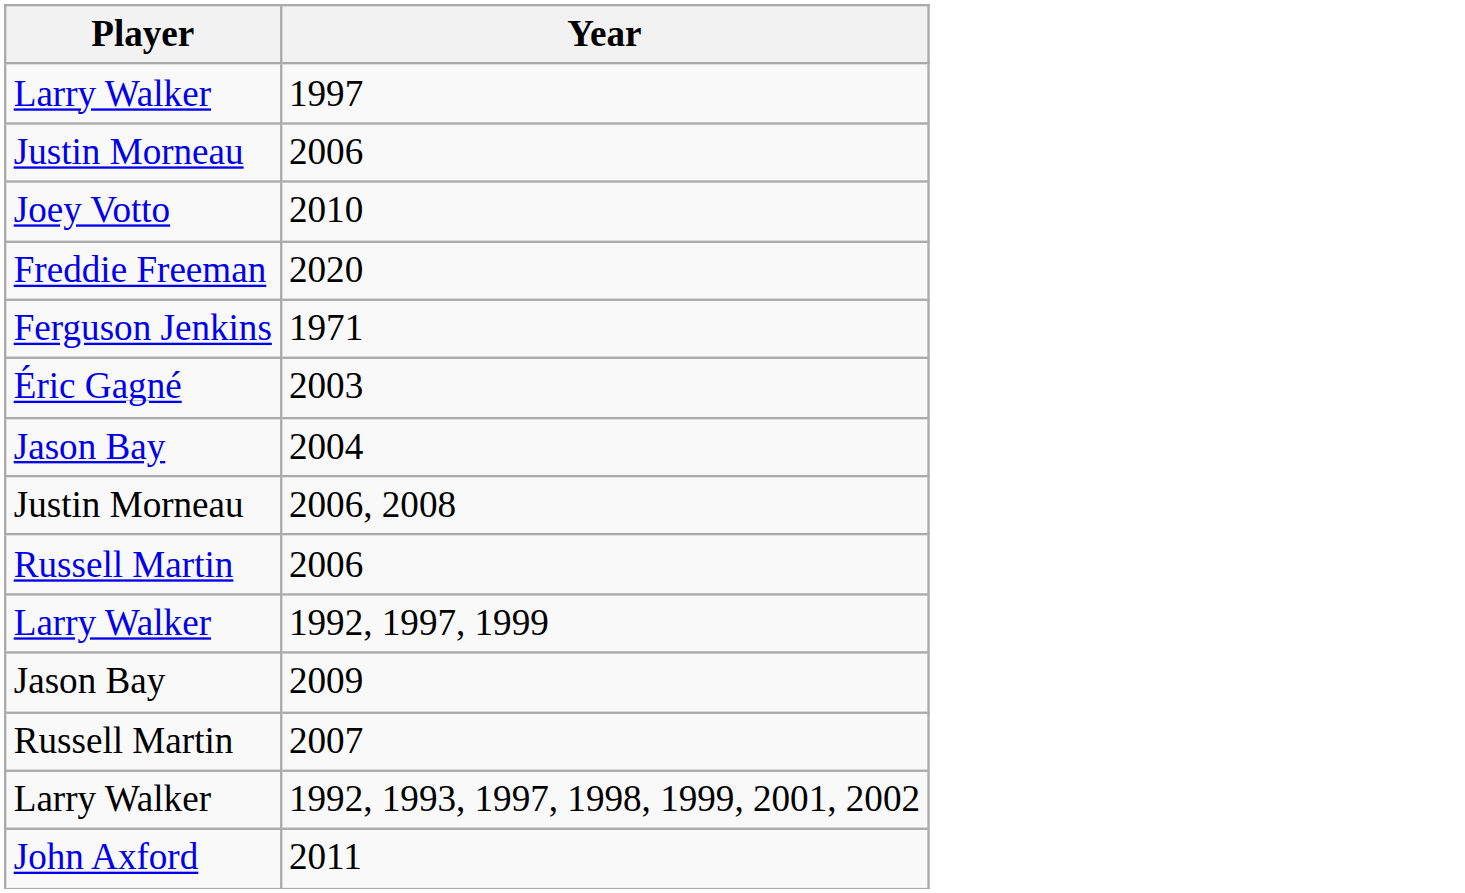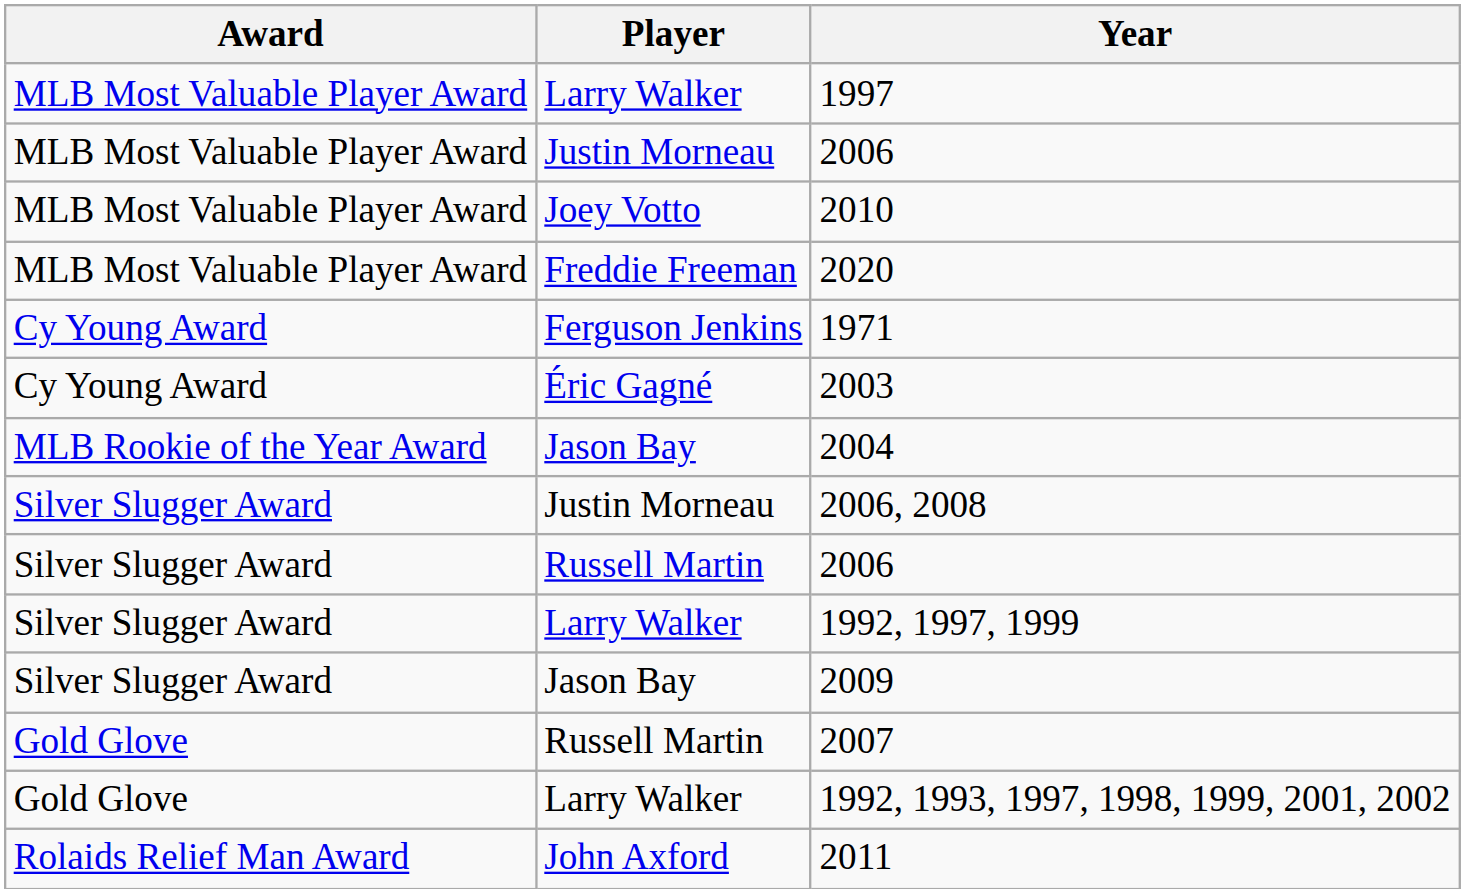+ column: (270, 33)
